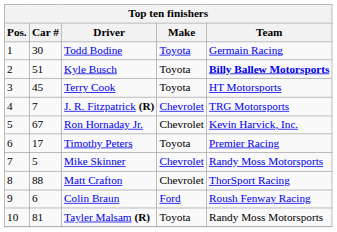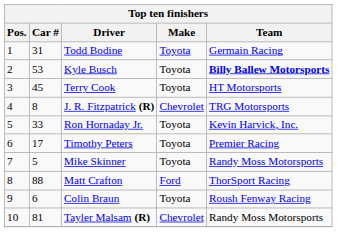(38, 51) 30 -> (38, 51) 31
(38, 69) 51 -> (38, 69) 53
(35, 106) 7 -> (35, 106) 8
(38, 125) 67 -> (38, 125) 33
(182, 125) Chevrolet -> (175, 125) Toyota
(182, 162) Chevrolet -> (175, 162) Toyota
(182, 180) Chevrolet -> (170, 180) Ford
(170, 199) Ford -> (175, 199) Toyota
(175, 217) Toyota -> (182, 217) Chevrolet
